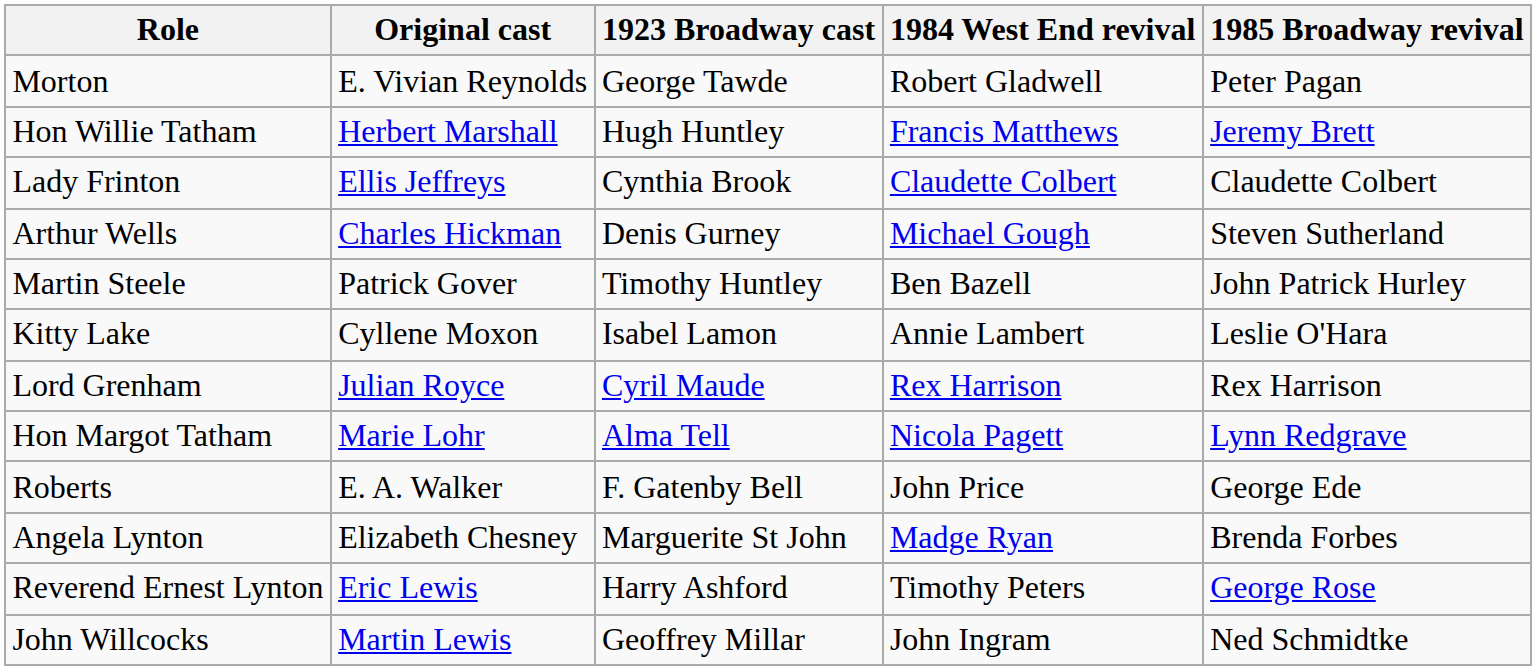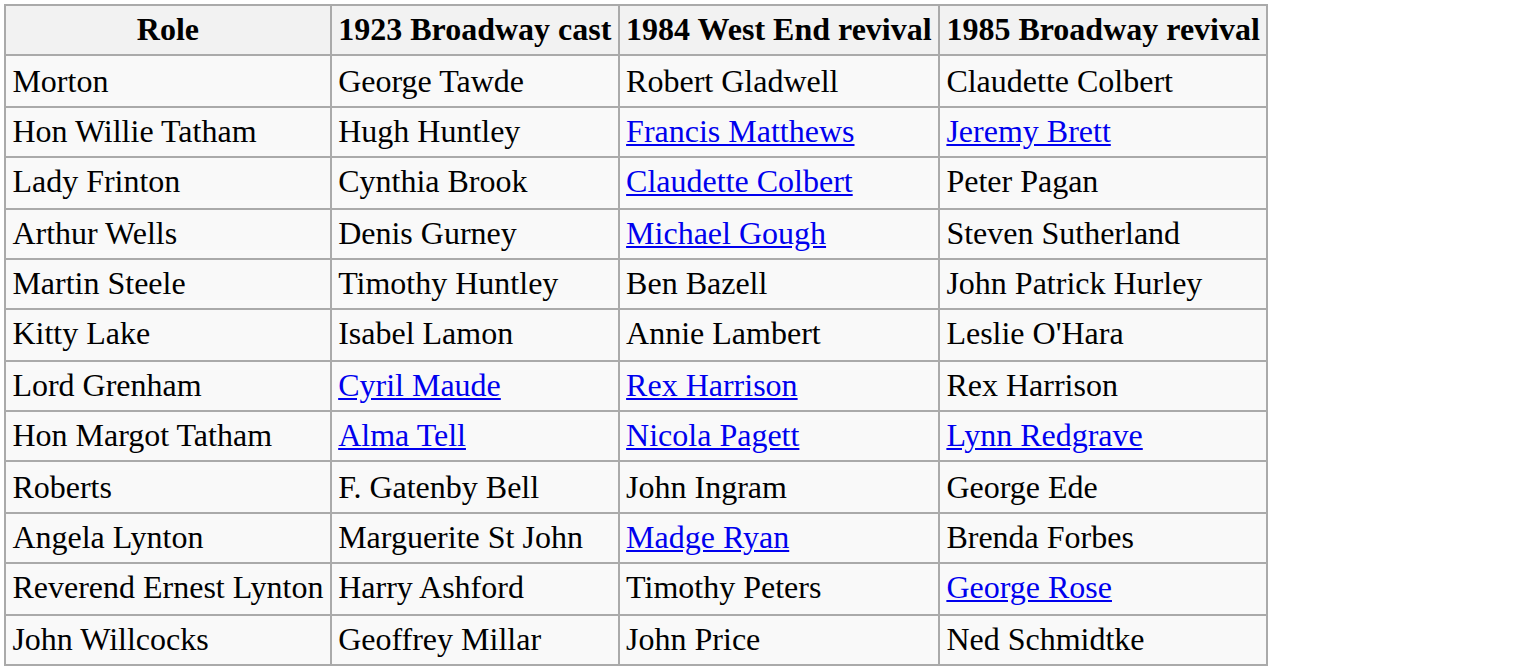- column: (463, 29)
(1286, 80) Peter Pagan -> (1060, 80) Claudette Colbert
(1323, 182) Claudette Colbert -> (1022, 182) Peter Pagan
(957, 486) John Price -> (707, 486) John Ingram
(970, 638) John Ingram -> (693, 638) John Price
